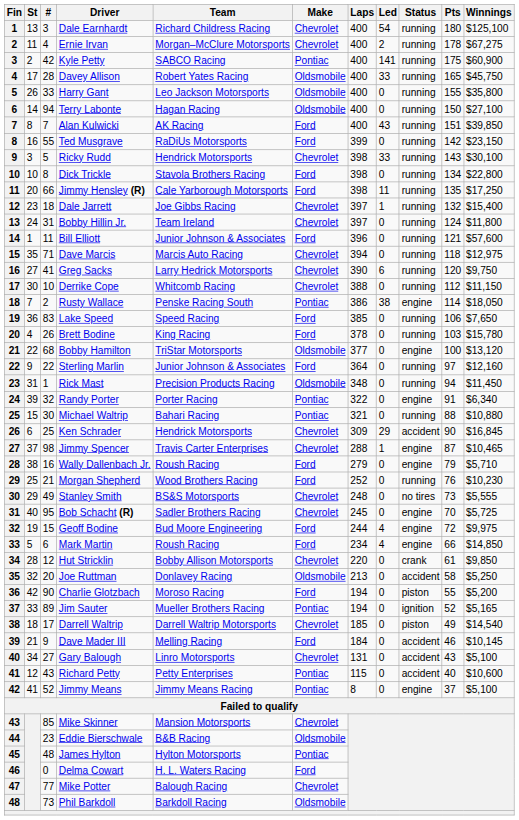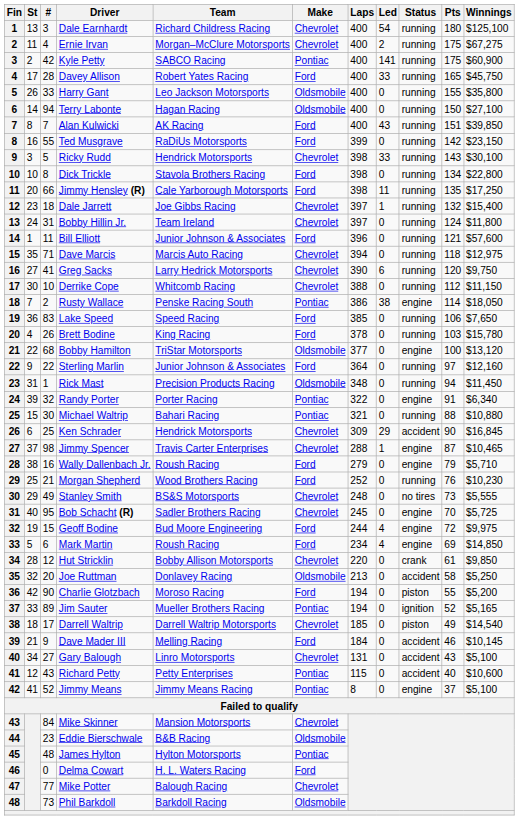(453, 45) 178 -> (453, 45) 175
(320, 77) Oldsmobile -> (305, 77) Ford
(450, 545) 66 -> (450, 545) 69
(48, 722) 85 -> (48, 722) 84
